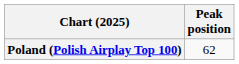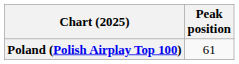(209, 49) 62 -> (209, 49) 61
